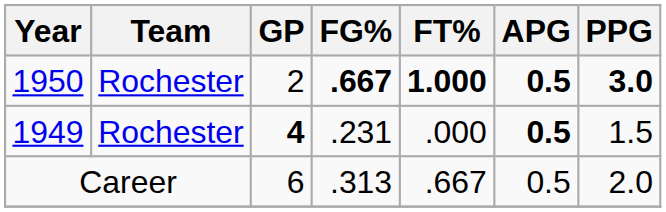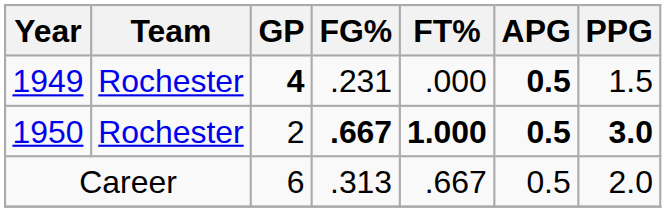rows swapped: (48, 132) <-> (48, 81)
